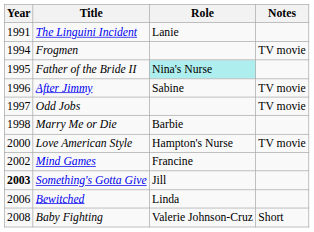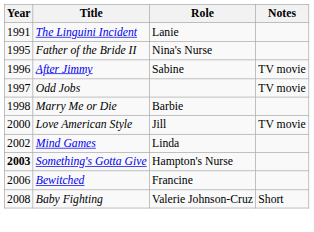- row: (57, 50)
(182, 69) paleturquoise background -> (182, 50) no background
(192, 143) Hampton's Nurse -> (159, 124) Jill
(172, 161) Francine -> (166, 143) Linda
(159, 180) Jill -> (192, 161) Hampton's Nurse
(166, 198) Linda -> (172, 180) Francine
